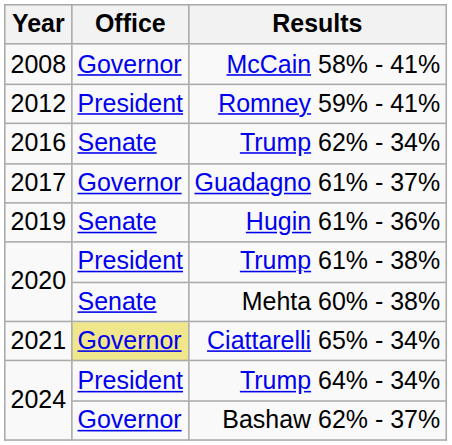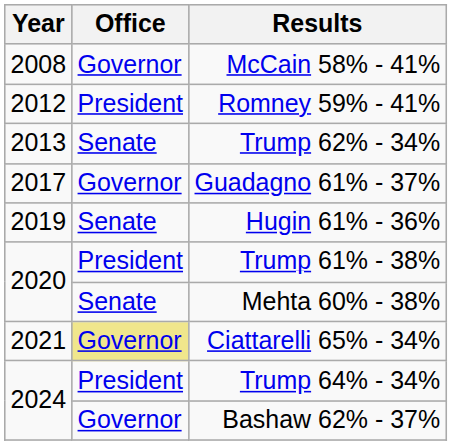(38, 143) 2016 -> (38, 143) 2013
